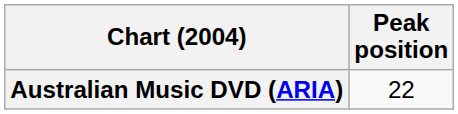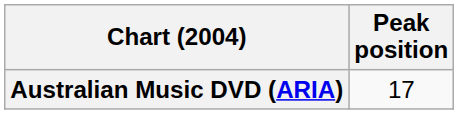(401, 89) 22 -> (401, 89) 17
